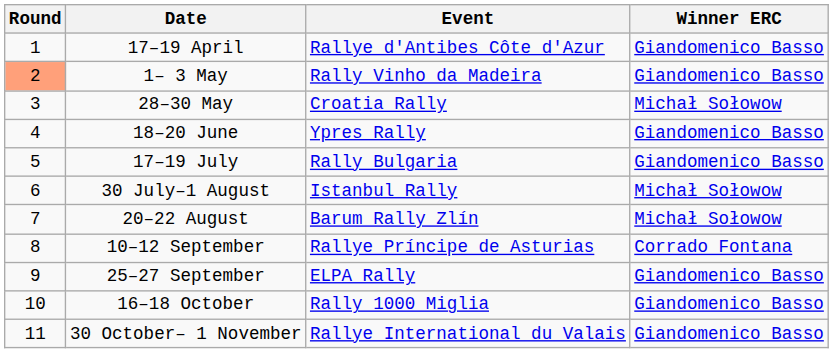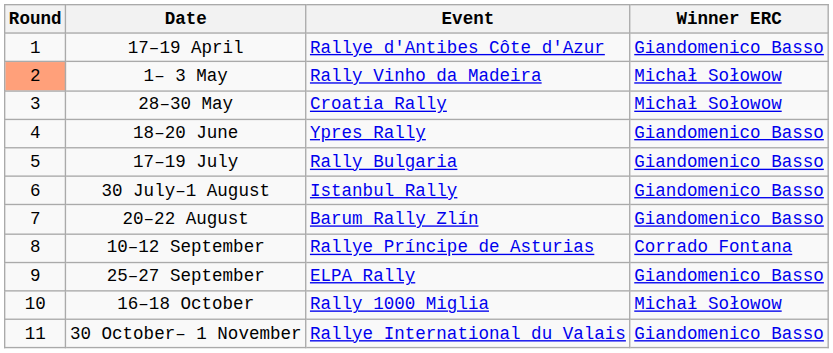(729, 76) Giandomenico Basso -> (708, 76) Michał Sołowow
(708, 191) Michał Sołowow -> (729, 191) Giandomenico Basso
(708, 219) Michał Sołowow -> (729, 219) Giandomenico Basso
(729, 305) Giandomenico Basso -> (708, 305) Michał Sołowow
